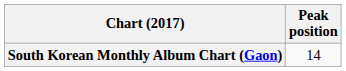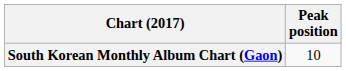(313, 54) 14 -> (313, 54) 10
